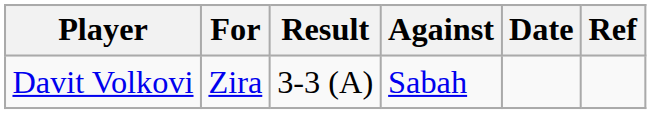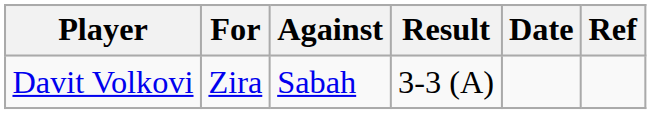columns swapped: (441, 30) <-> (325, 30)
